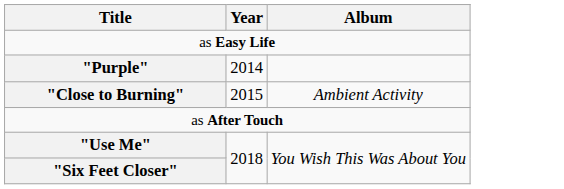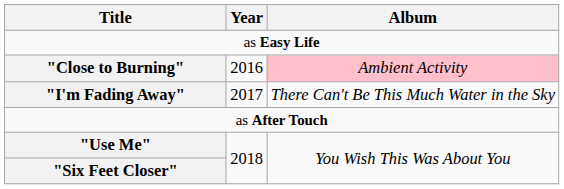- row: (115, 68)
(247, 94) 2015 -> (247, 68) 2016
(368, 94) no background -> (413, 68) pink background
+ row: (115, 94)
